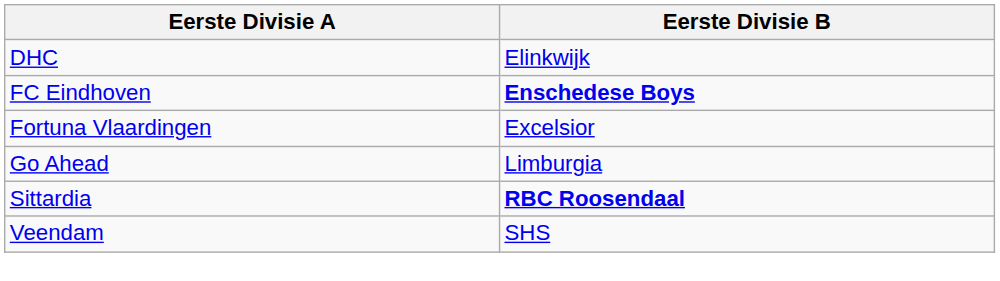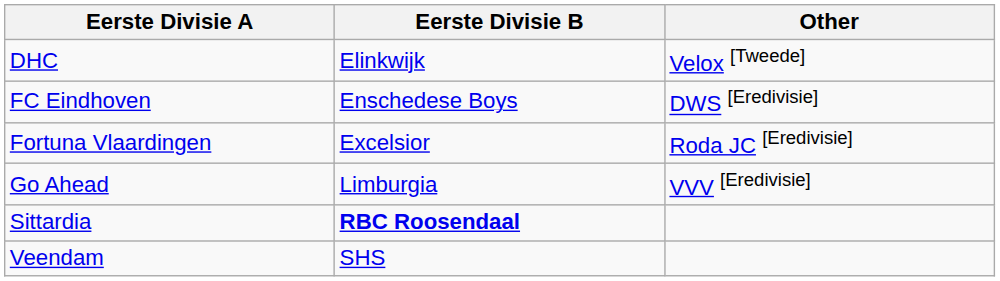+ column: (829, 22)
(600, 92) bold -> (429, 101) normal
